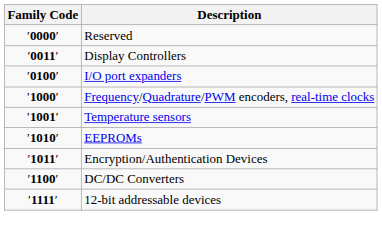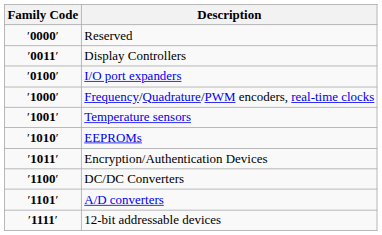+ row: (124, 199)
